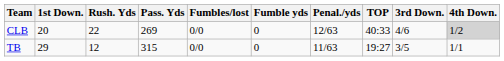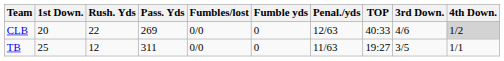(43, 47) 29 -> (43, 47) 25
(149, 47) 315 -> (149, 47) 311
